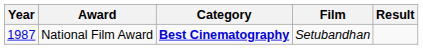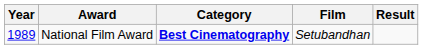(21, 35) 1987 -> (21, 35) 1989
